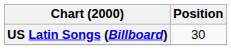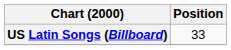(198, 34) 30 -> (198, 34) 33
